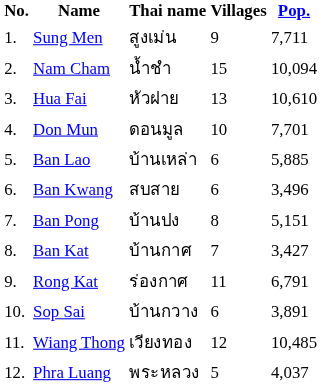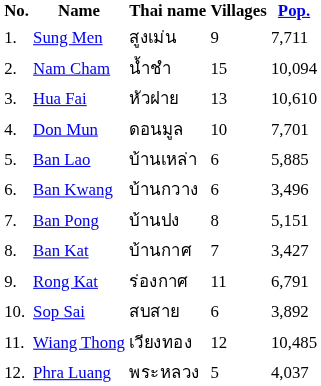(154, 190) สบสาย -> (164, 190) บ้านกวาง
(164, 311) บ้านกวาง -> (154, 311) สบสาย
(290, 311) 3,891 -> (290, 311) 3,892
